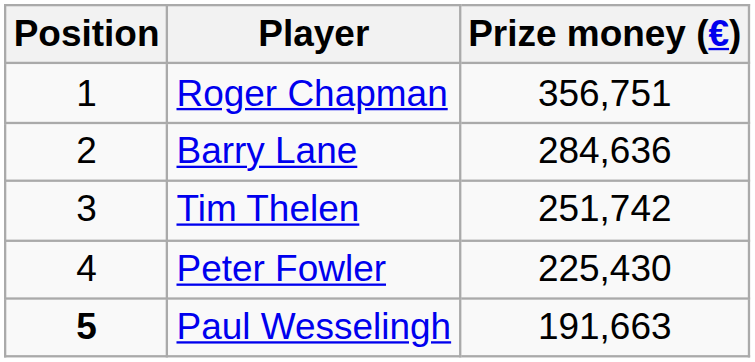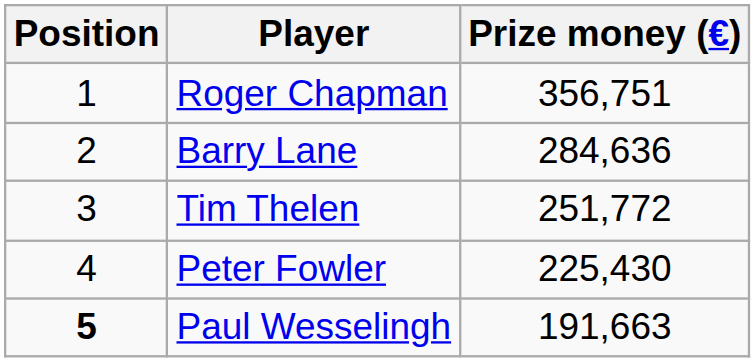(605, 209) 251,742 -> (605, 209) 251,772
